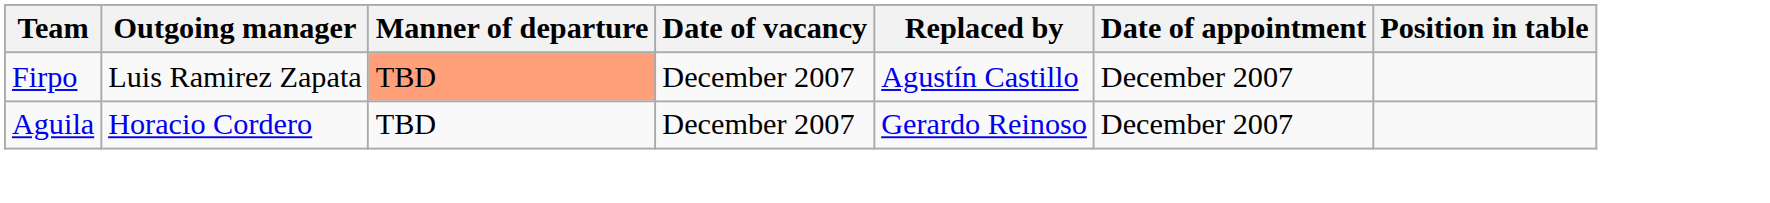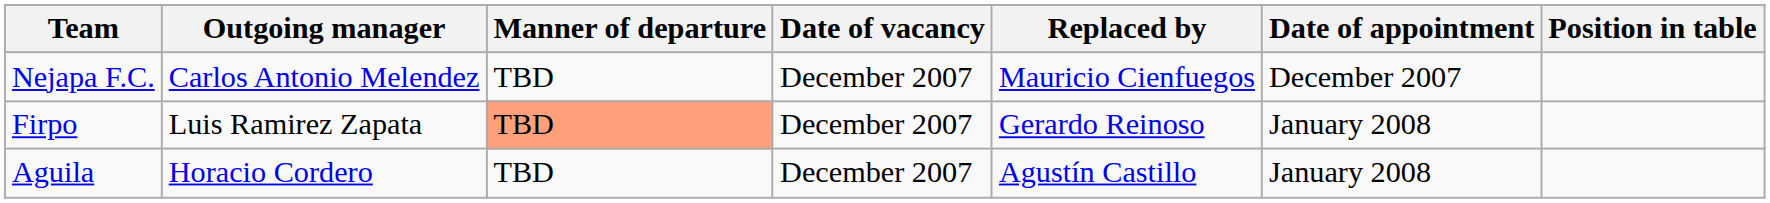+ row: (83, 76)
(980, 76) Agustín Castillo -> (1102, 124) Gerardo Reinoso
(1197, 76) December 2007 -> (1350, 124) January 2008
(984, 124) Gerardo Reinoso -> (1098, 172) Agustín Castillo
(1197, 124) December 2007 -> (1350, 172) January 2008
